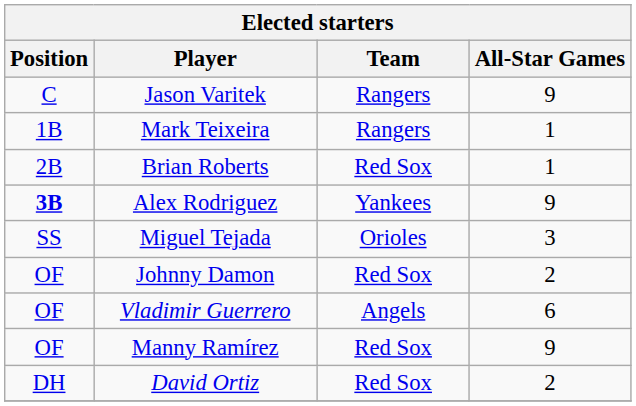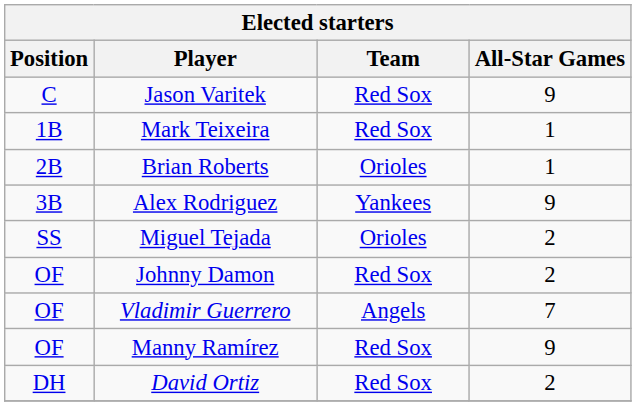(393, 94) Rangers -> (393, 94) Red Sox
(393, 130) Rangers -> (393, 130) Red Sox
(393, 166) Red Sox -> (393, 166) Orioles
(49, 202) bold -> (49, 202) normal
(550, 238) 3 -> (550, 238) 2
(550, 310) 6 -> (550, 310) 7
